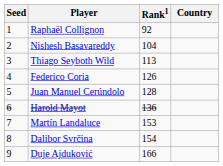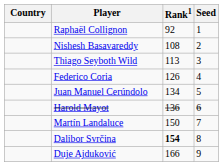columns swapped: (195, 13) <-> (16, 13)
(149, 45) 104 -> (172, 45) 108
(149, 92) 128 -> (172, 92) 134
(149, 123) 153 -> (172, 123) 150
(149, 138) normal -> (172, 138) bold
